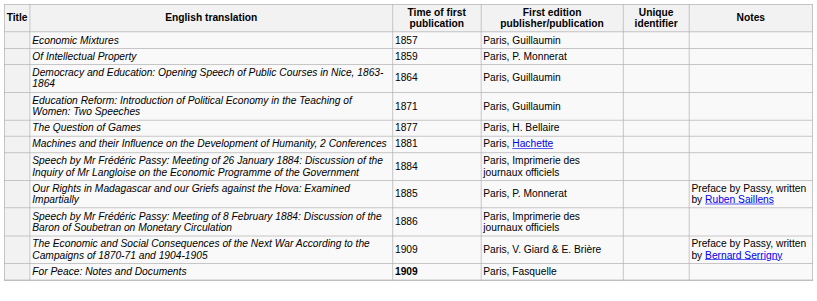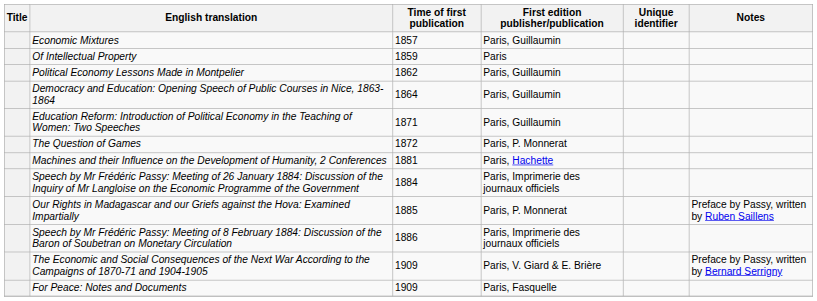(525, 56) Paris, P. Monnerat -> (495, 56) Paris
+ row: (138, 72)
(406, 128) 1877 -> (406, 144) 1872
(521, 128) Paris, H. Bellaire -> (525, 144) Paris, P. Monnerat
(406, 271) bold -> (406, 288) normal
